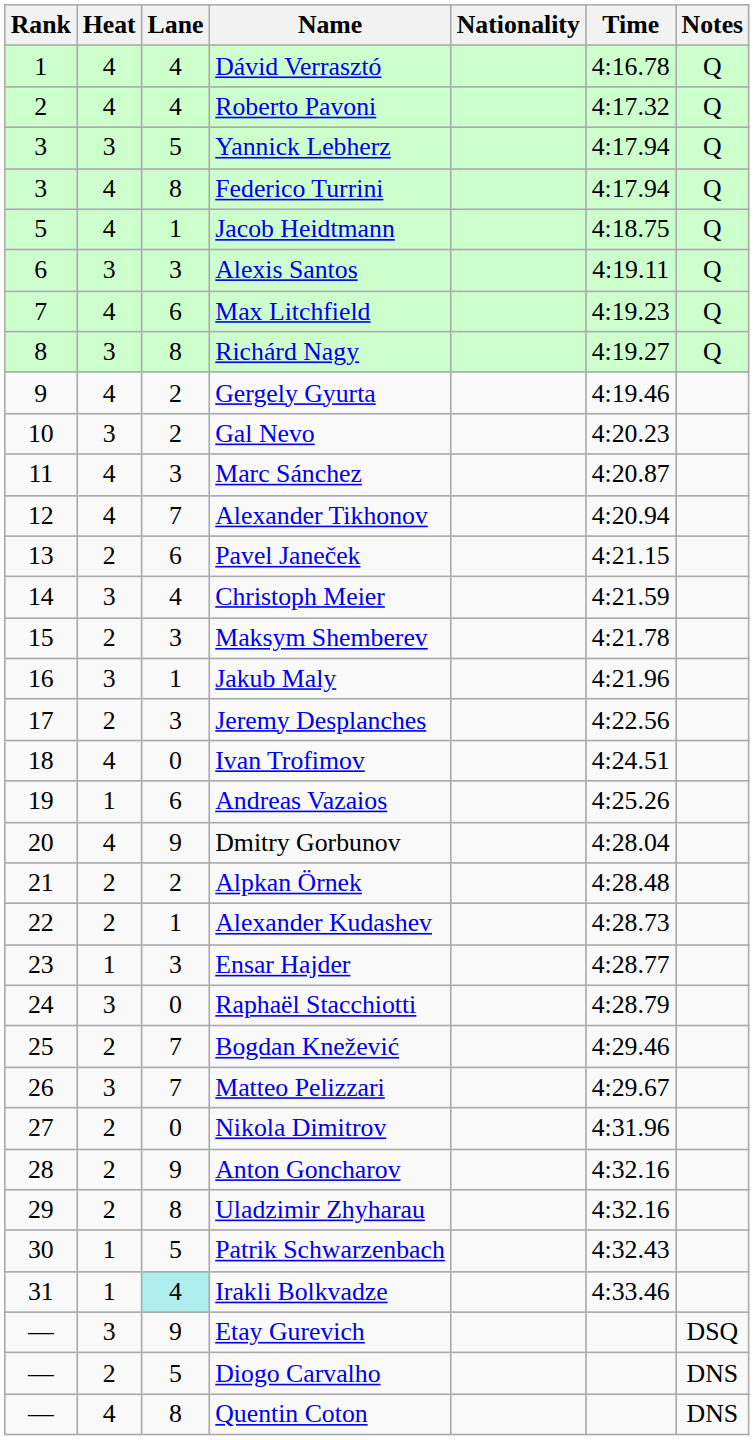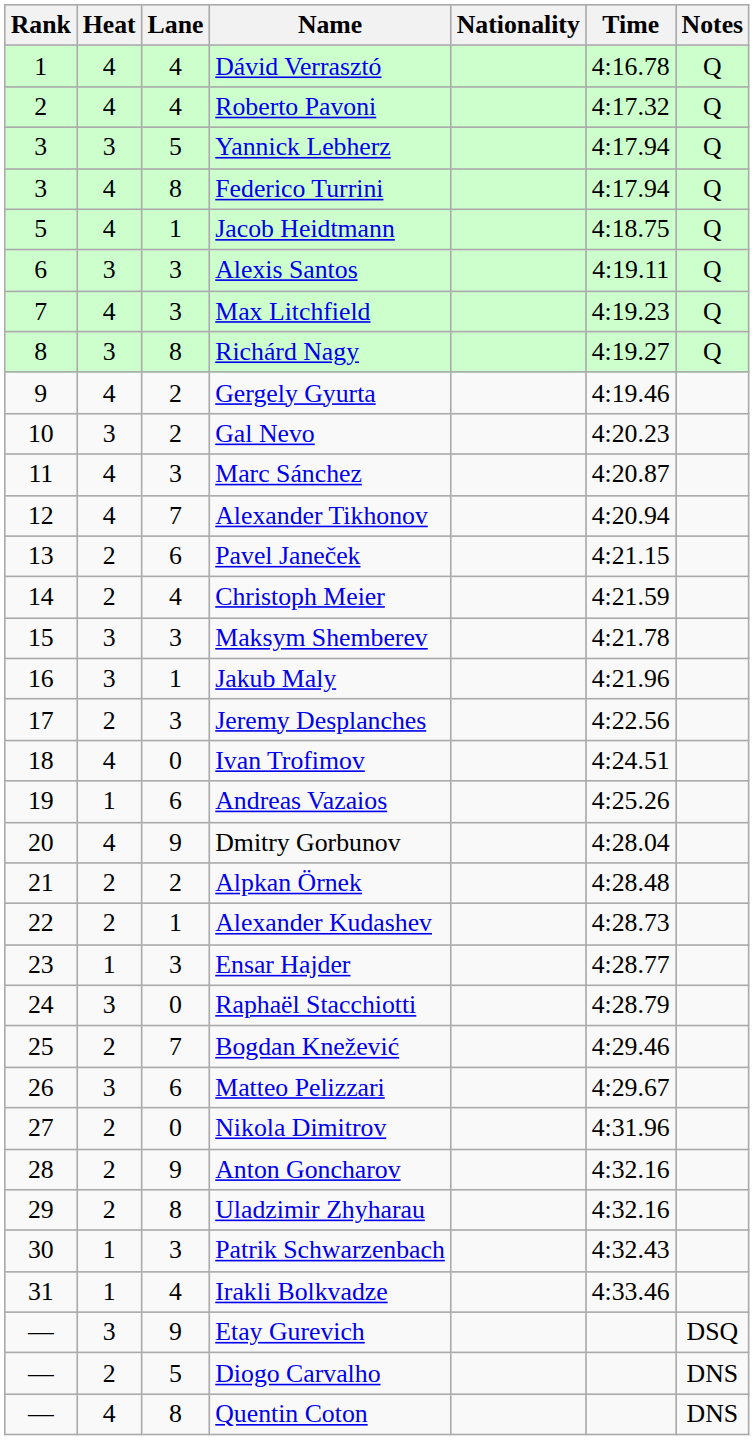(175, 310) 6 -> (175, 310) 3
(109, 596) 3 -> (109, 596) 2
(109, 637) 2 -> (109, 637) 3
(175, 1087) 7 -> (175, 1087) 6
(175, 1250) 5 -> (175, 1250) 3
(175, 1291) paleturquoise background -> (175, 1291) no background
